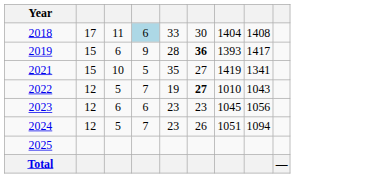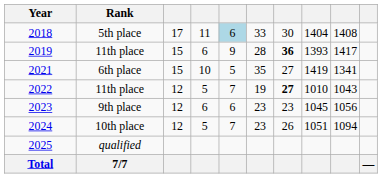+ column: (120, 13)
